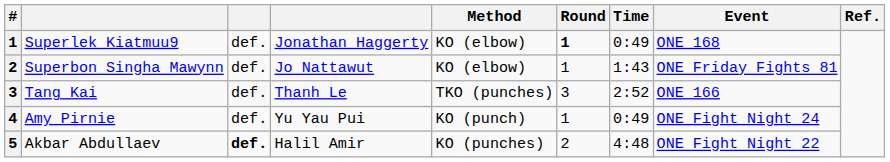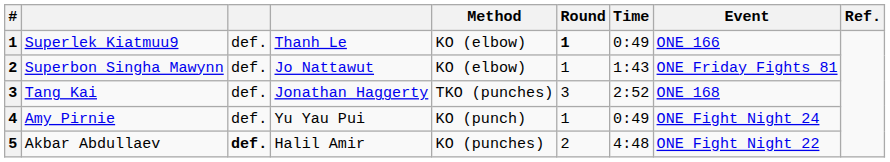(351, 42) Jonathan Haggerty -> (311, 42) Thanh Le
(688, 42) ONE 168 -> (688, 42) ONE 166
(311, 93) Thanh Le -> (351, 93) Jonathan Haggerty
(688, 93) ONE 166 -> (688, 93) ONE 168
